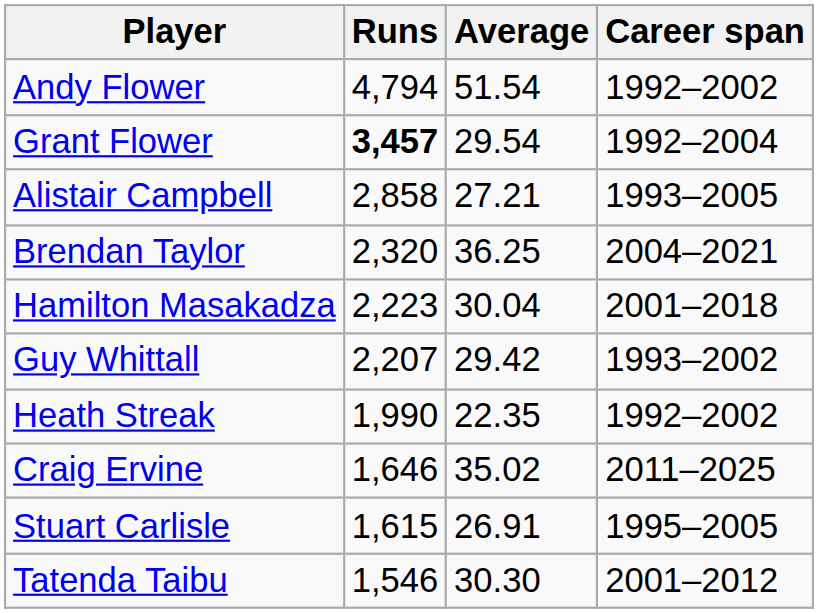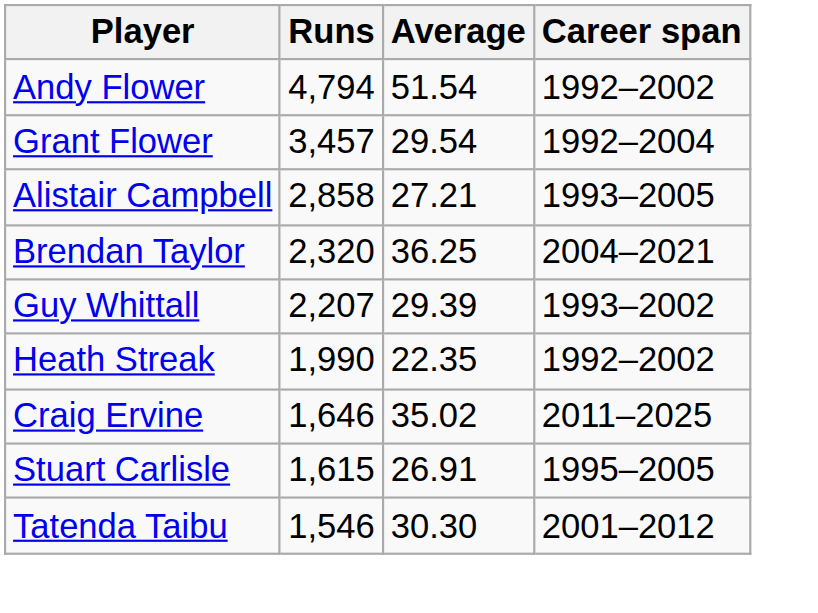(395, 141) bold -> (332, 141) normal
- row: (174, 305)
(497, 360) 29.42 -> (434, 305) 29.39
